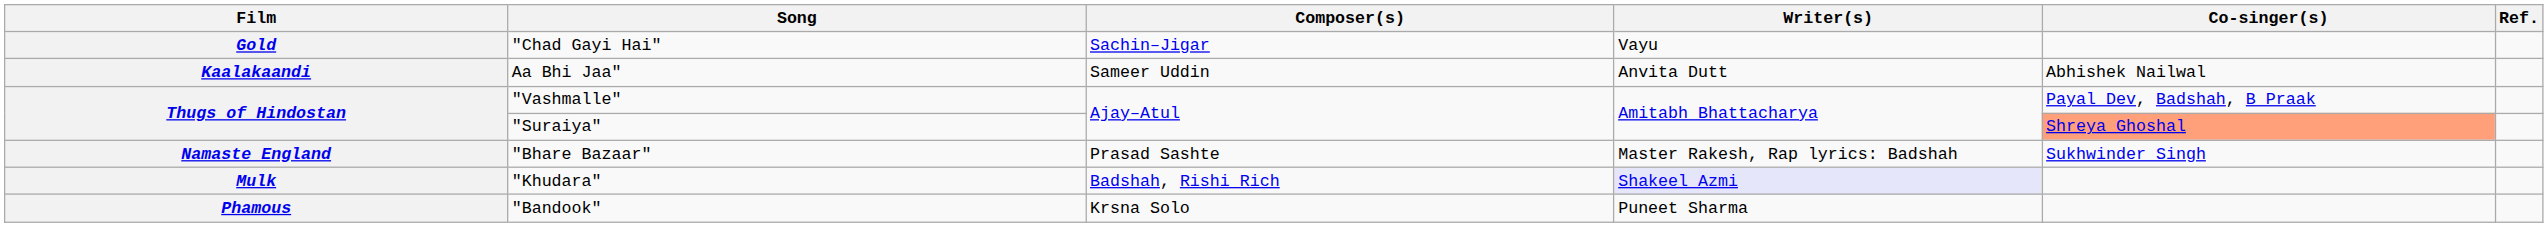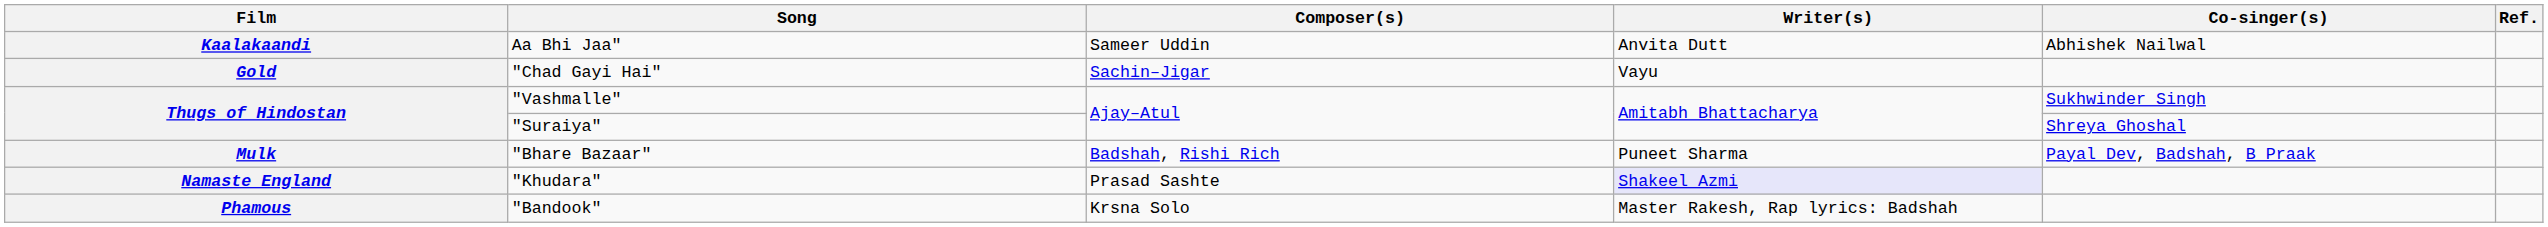rows swapped: (567, 72) <-> (587, 45)
(2181, 100) Payal Dev, Badshah, B Praak -> (2126, 100) Sukhwinder Singh
(2116, 127) lightsalmon background -> (2116, 127) no background
(256, 154) Namaste England -> (256, 154) Mulk
(1155, 154) Prasad Sashte -> (1185, 154) Badshah, Rishi Rich
(1788, 154) Master Rakesh, Rap lyrics: Badshah -> (1683, 154) Puneet Sharma
(2126, 154) Sukhwinder Singh -> (2181, 154) Payal Dev, Badshah, B Praak
(256, 181) Mulk -> (256, 181) Namaste England
(1185, 181) Badshah, Rishi Rich -> (1155, 181) Prasad Sashte
(1683, 208) Puneet Sharma -> (1788, 208) Master Rakesh, Rap lyrics: Badshah
